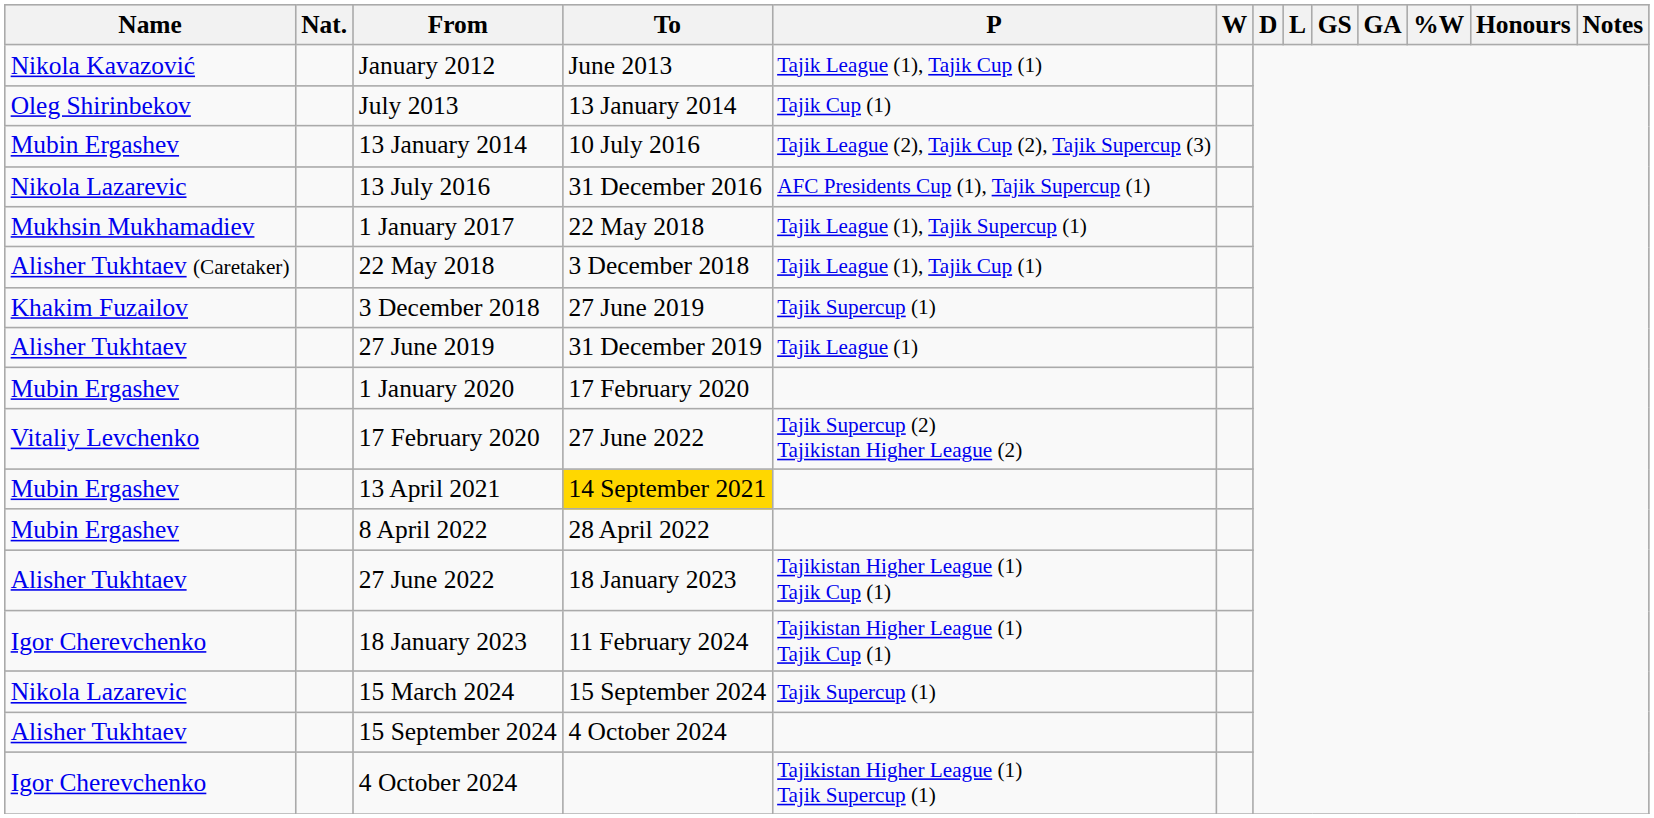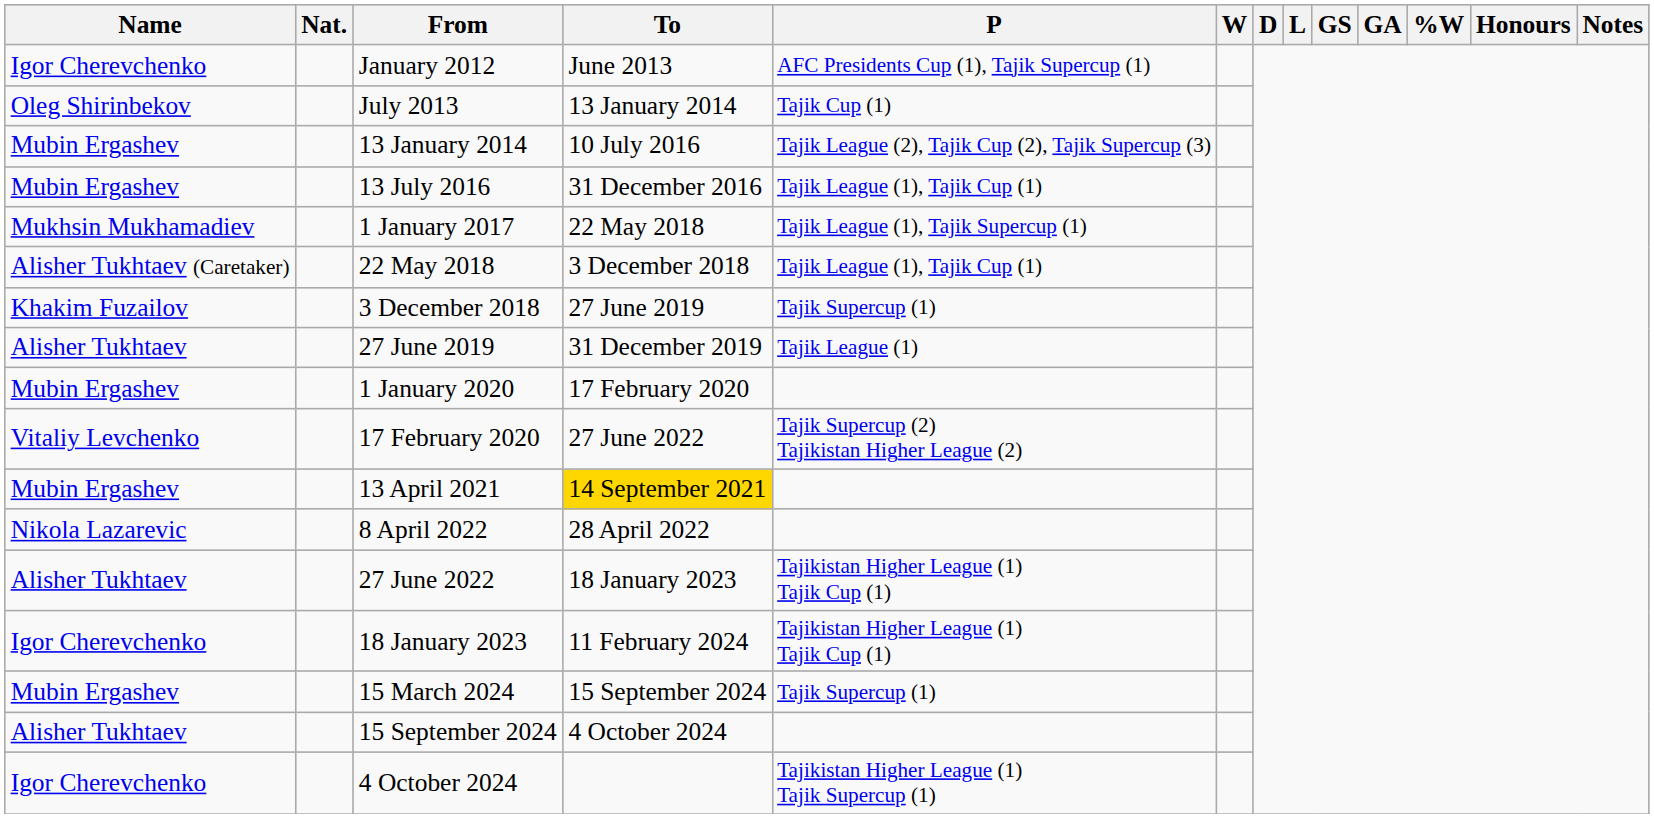(103, 65) Nikola Kavazović -> (108, 65) Igor Cherevchenko
(910, 65) Tajik League (1), Tajik Cup (1) -> (964, 65) AFC Presidents Cup (1), Tajik Supercup (1)
(99, 186) Nikola Lazarevic -> (95, 186) Mubin Ergashev
(964, 186) AFC Presidents Cup (1), Tajik Supercup (1) -> (910, 186) Tajik League (1), Tajik Cup (1)
(95, 529) Mubin Ergashev -> (99, 529) Nikola Lazarevic
(99, 691) Nikola Lazarevic -> (95, 691) Mubin Ergashev
